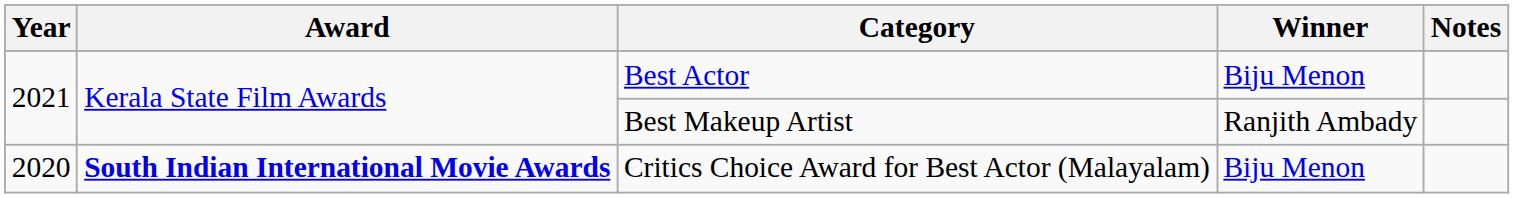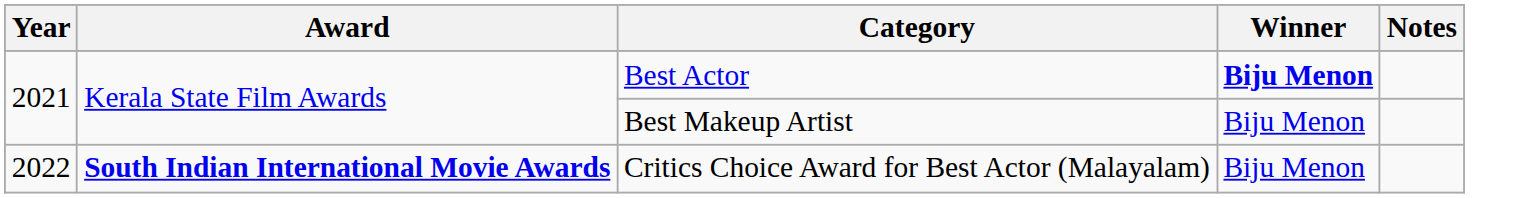(1294, 74) normal -> (1298, 74) bold
(1320, 121) Ranjith Ambady -> (1294, 121) Biju Menon
(41, 167) 2020 -> (41, 167) 2022
